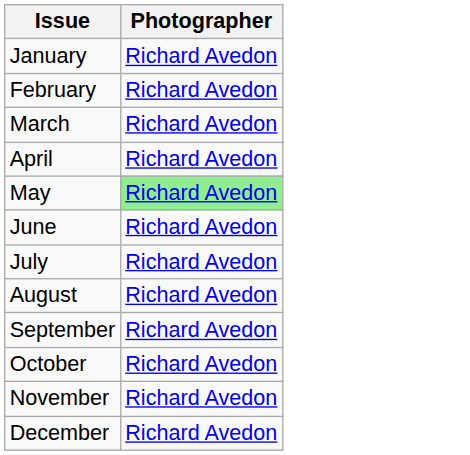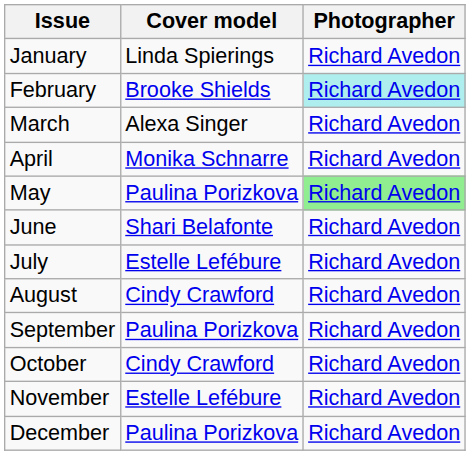+ column: (212, 21)
(201, 90) no background -> (384, 90) paleturquoise background
